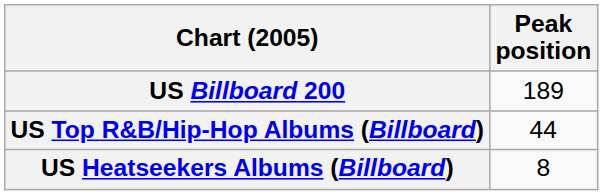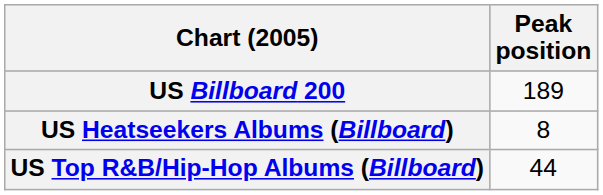rows swapped: (247, 129) <-> (247, 168)
